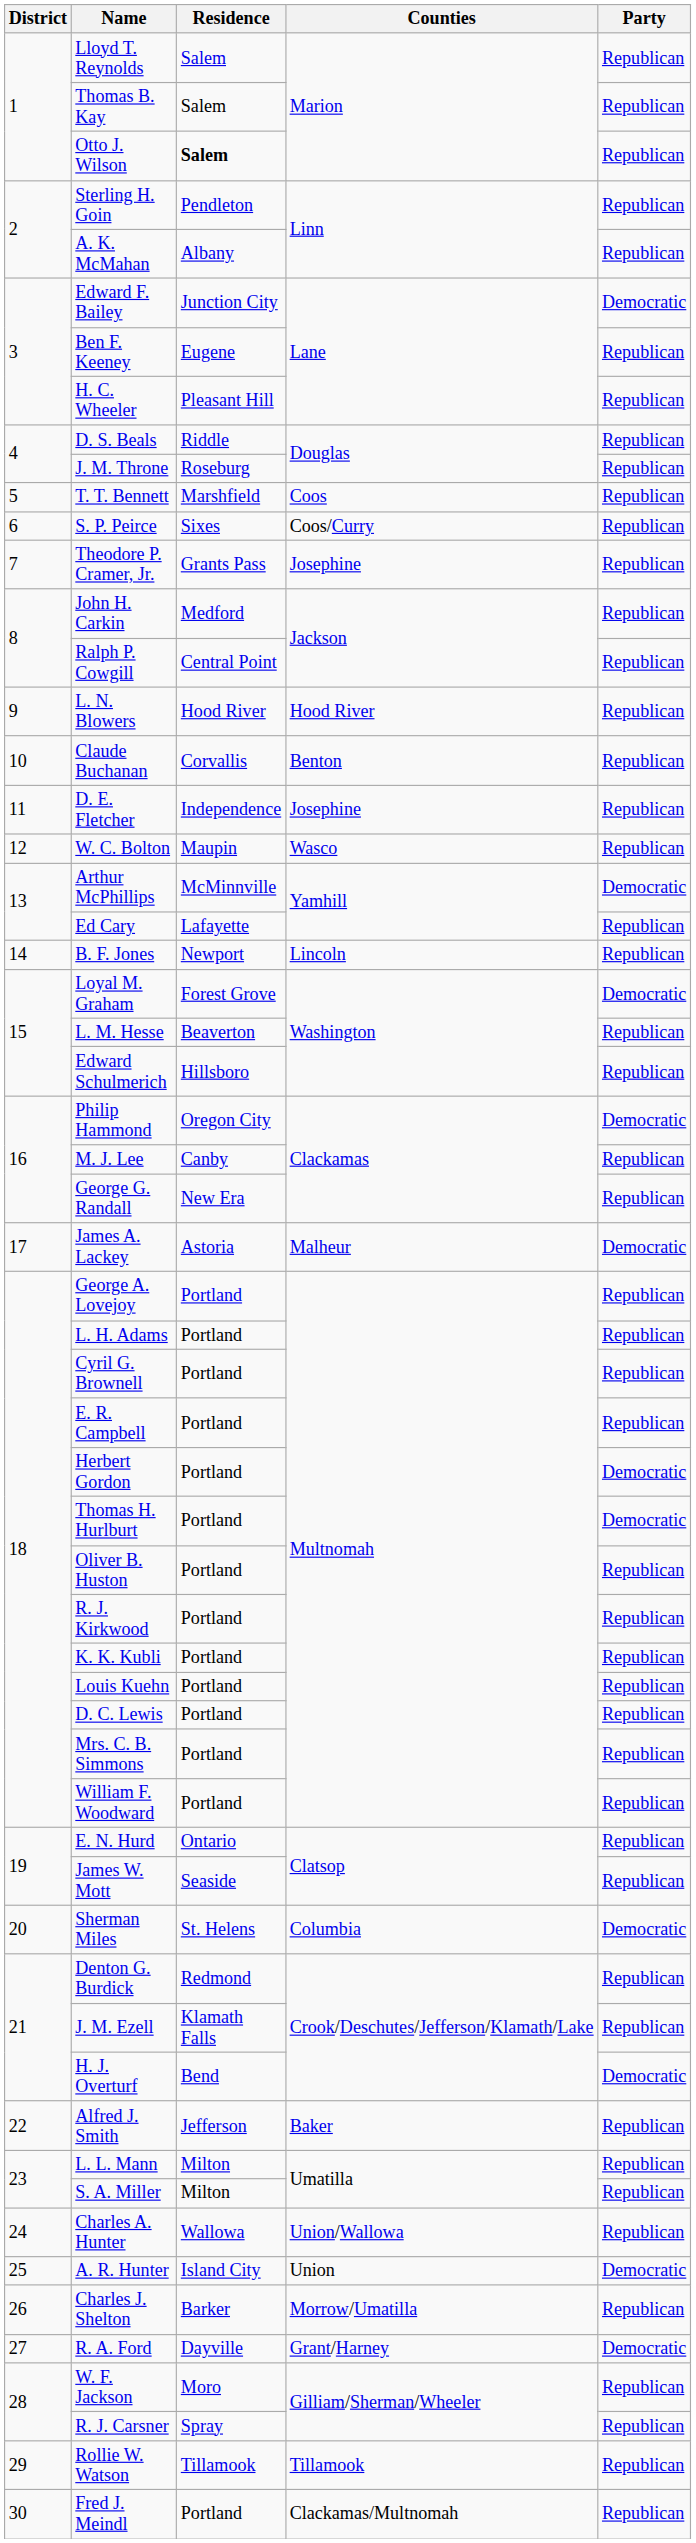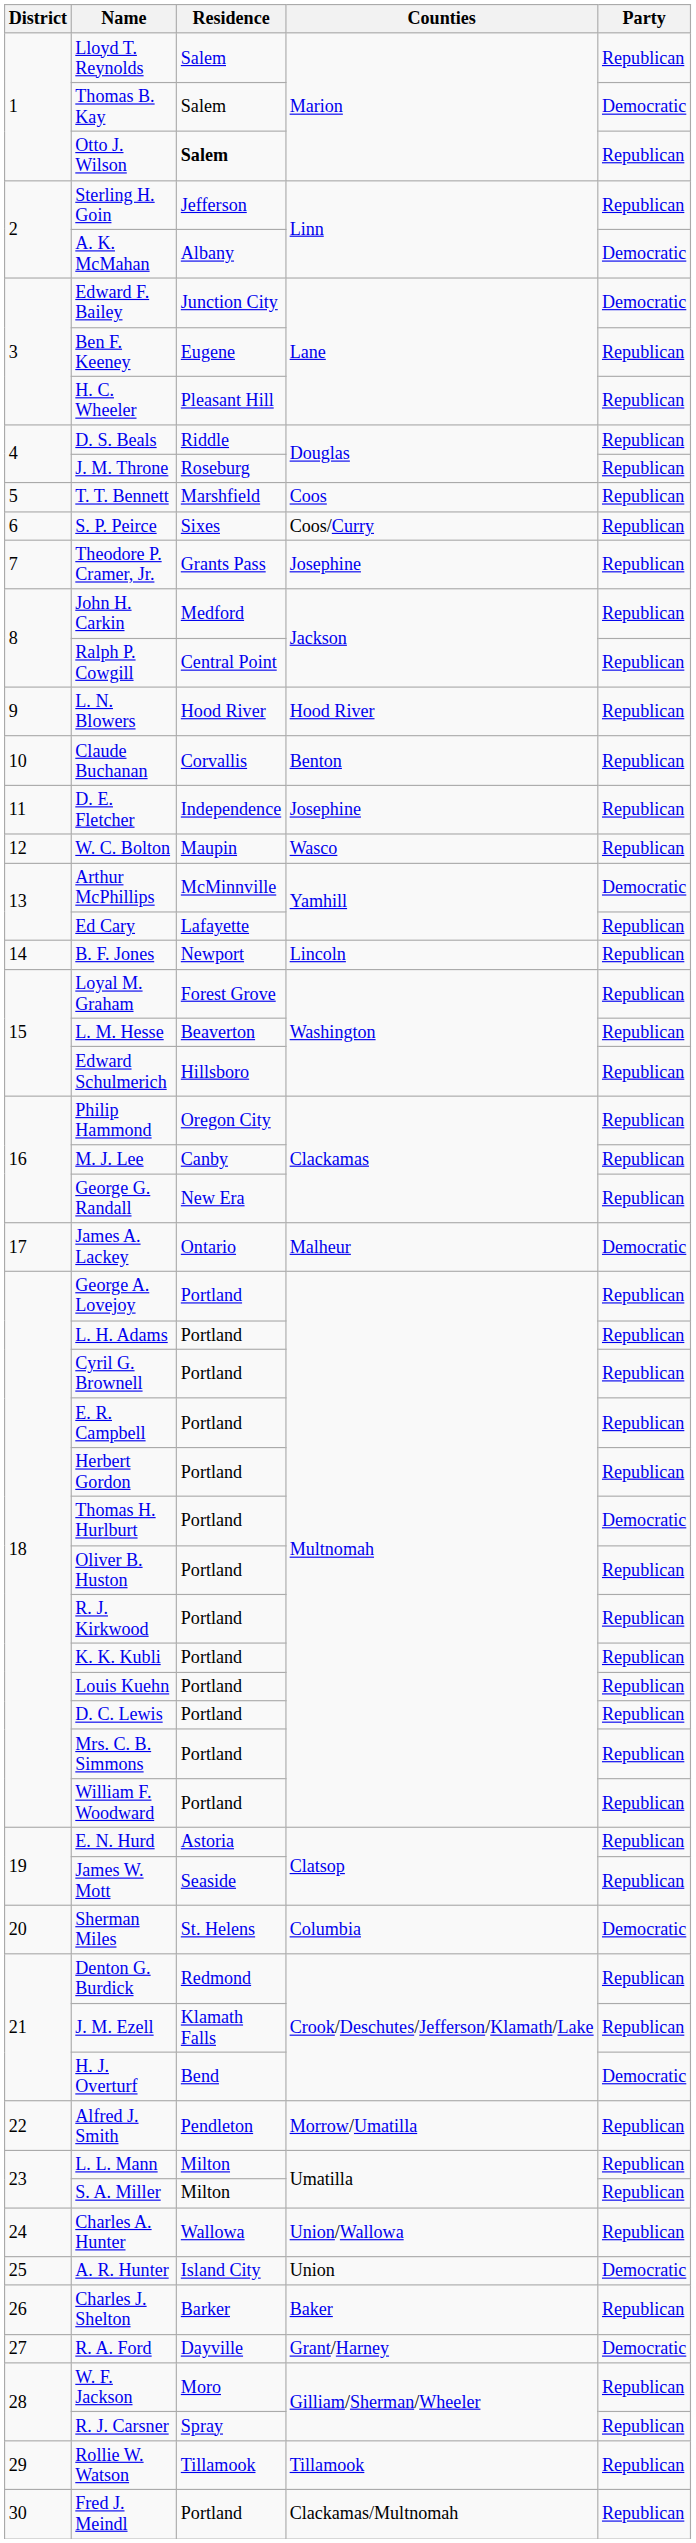(643, 106) Republican -> (644, 106) Democratic
(217, 204) Pendleton -> (214, 204) Jefferson
(643, 253) Republican -> (644, 253) Democratic
(644, 993) Democratic -> (643, 993) Republican
(644, 1120) Democratic -> (643, 1120) Republican
(207, 1247) Astoria -> (208, 1247) Ontario
(644, 1471) Democratic -> (643, 1471) Republican
(208, 1841) Ontario -> (207, 1841) Astoria
(214, 2125) Jefferson -> (217, 2125) Pendleton
(311, 2125) Baker -> (353, 2125) Morrow/Umatilla
(353, 2309) Morrow/Umatilla -> (311, 2309) Baker
